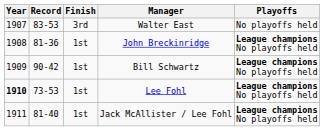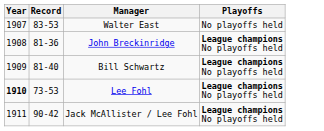- column: (81, 11)
(46, 67) 90-42 -> (46, 67) 81-40
(46, 114) 81-40 -> (46, 114) 90-42
